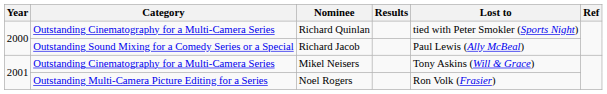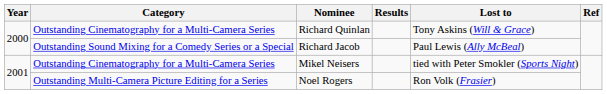(496, 30) tied with Peter Smokler (Sports Night) -> (474, 30) Tony Askins (Will & Grace)
(474, 64) Tony Askins (Will & Grace) -> (496, 64) tied with Peter Smokler (Sports Night)
